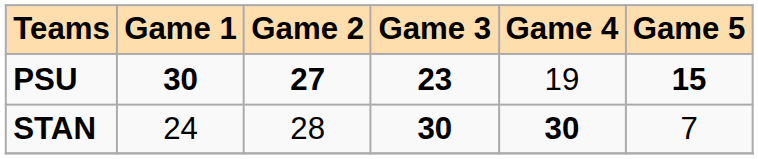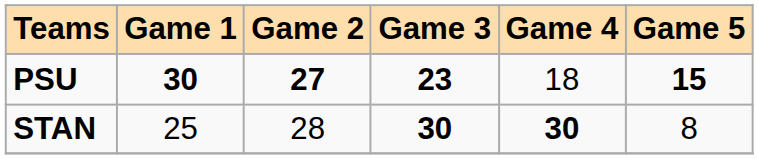(562, 78) 19 -> (562, 78) 18
(181, 128) 24 -> (181, 128) 25
(689, 128) 7 -> (689, 128) 8
